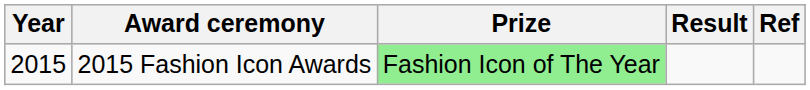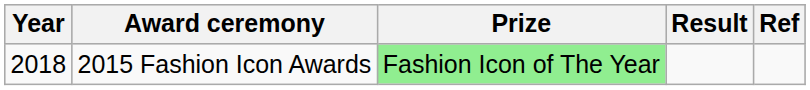(38, 63) 2015 -> (38, 63) 2018
